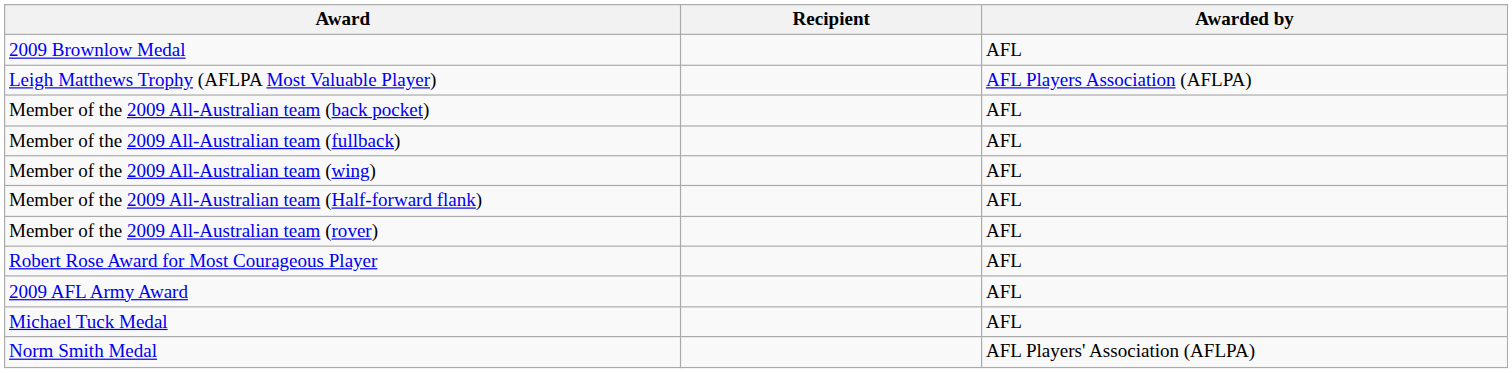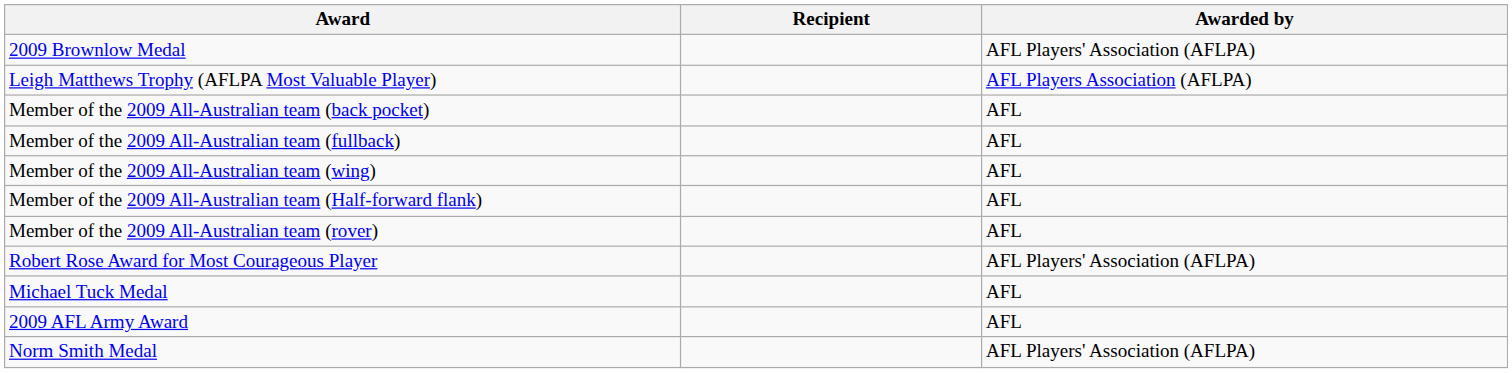(1004, 49) AFL -> (1120, 49) AFL Players' Association (AFLPA)
(1004, 261) AFL -> (1120, 261) AFL Players' Association (AFLPA)
rows swapped: (88, 321) <-> (98, 291)
